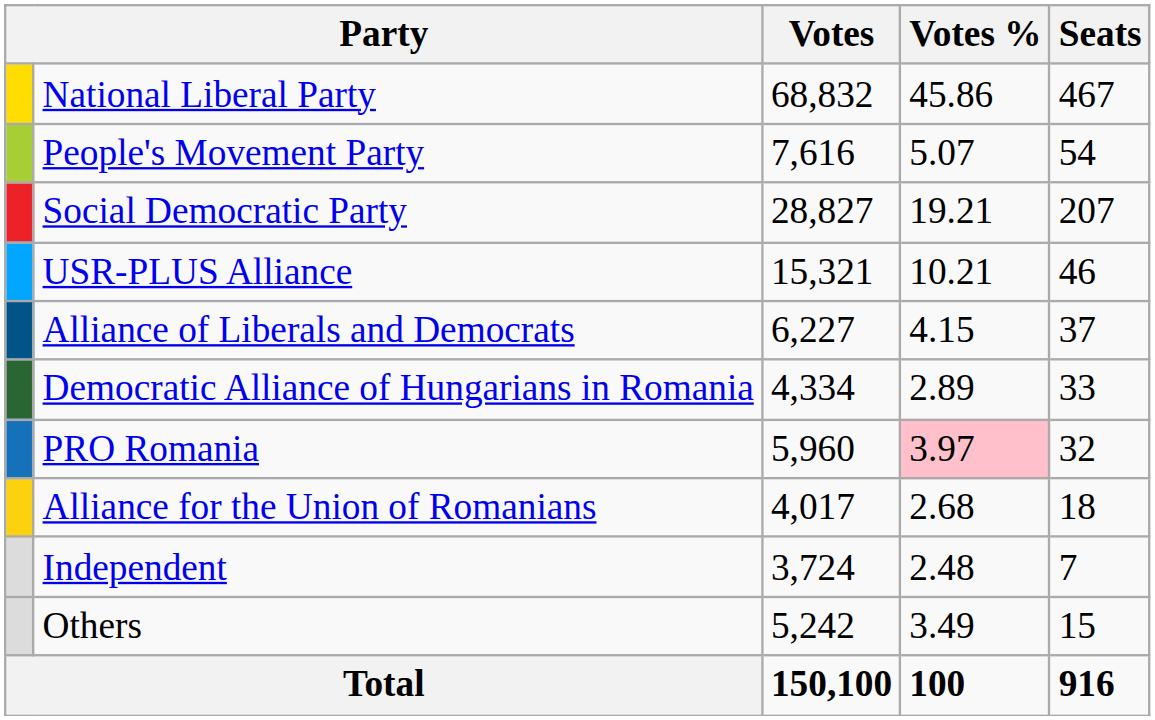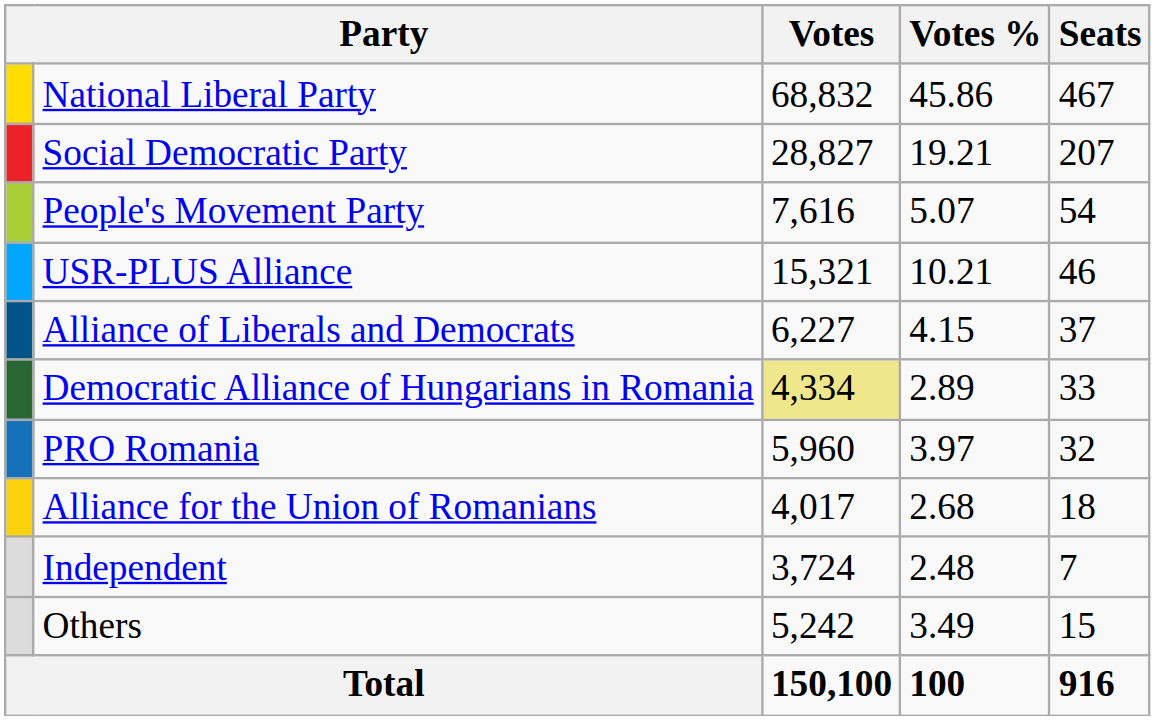rows swapped: (225, 211) <-> (233, 152)
(813, 388) no background -> (813, 388) khaki background
(942, 447) pink background -> (942, 447) no background
